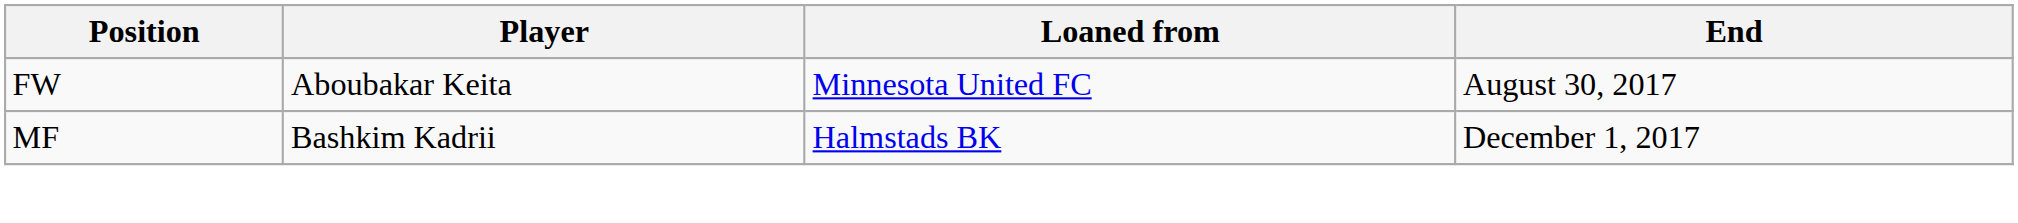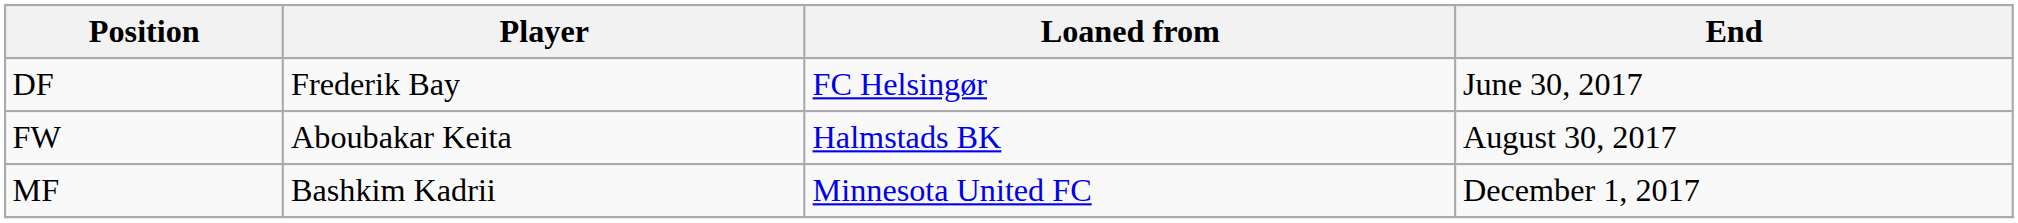+ row: (33, 84)
(952, 84) Minnesota United FC -> (907, 137) Halmstads BK
(907, 137) Halmstads BK -> (952, 190) Minnesota United FC
